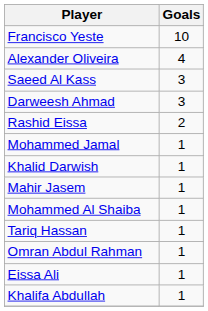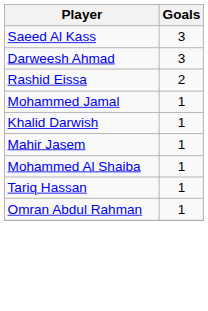- row: (56, 36)
- row: (63, 58)
- row: (33, 274)
- row: (56, 295)
